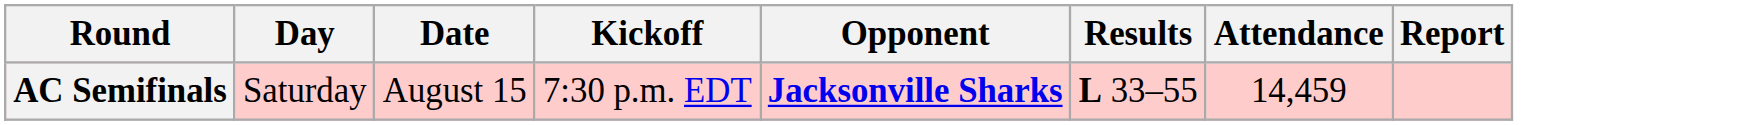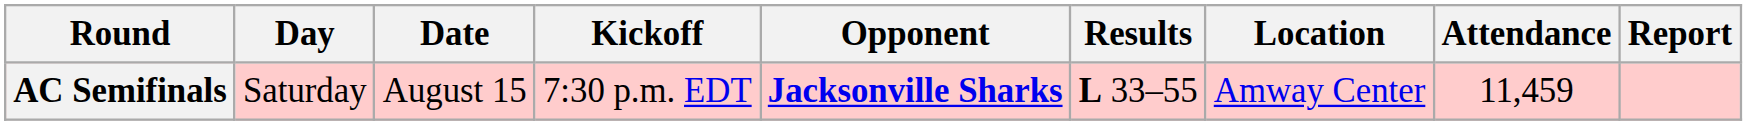+ column: (1320, 33)
(1299, 90) 14,459 -> (1526, 90) 11,459
